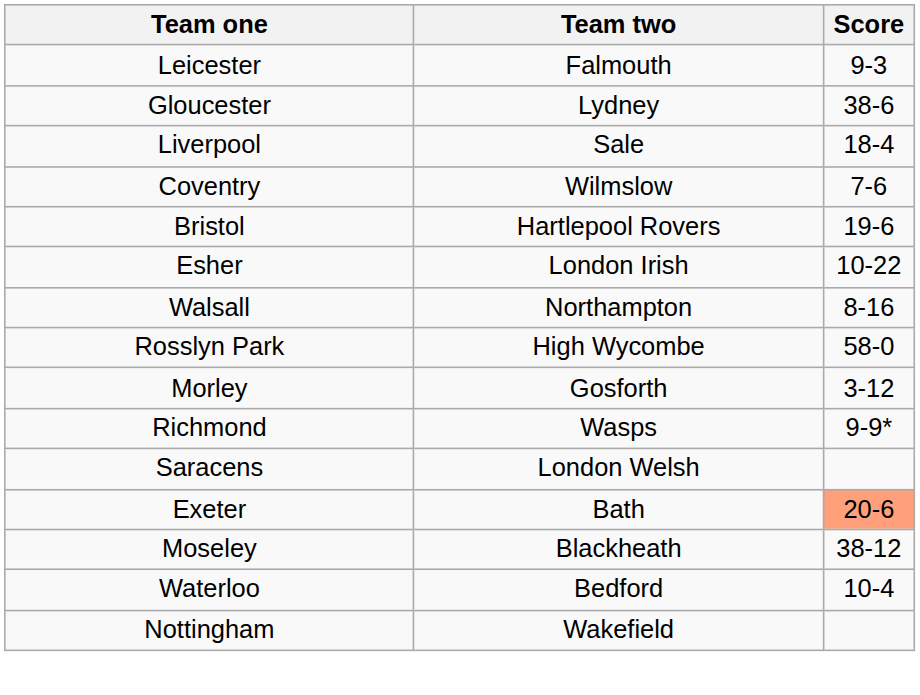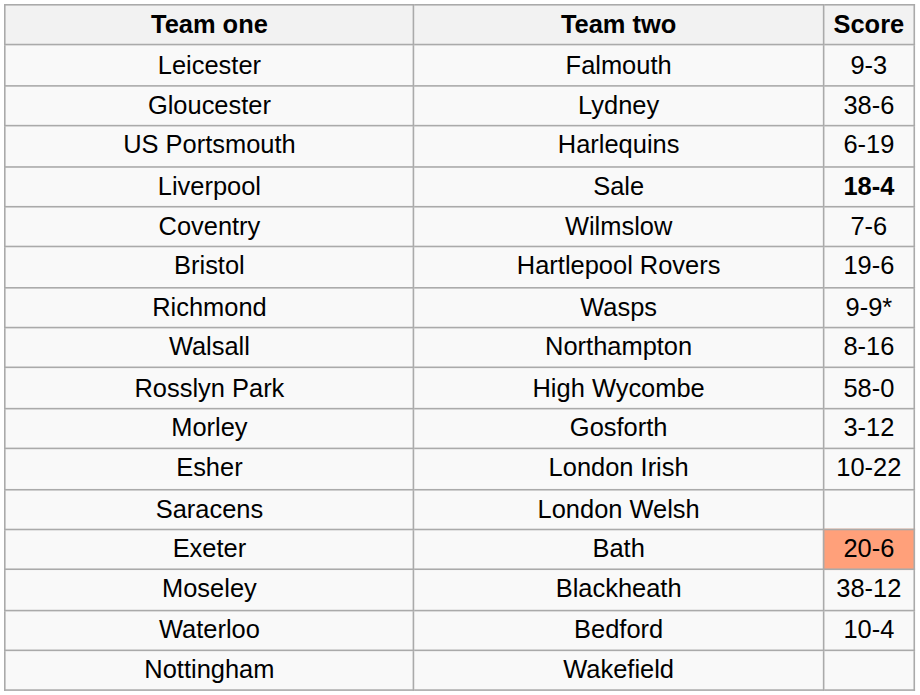+ row: (209, 145)
(869, 145) normal -> (869, 186) bold
rows swapped: (209, 428) <-> (209, 266)
